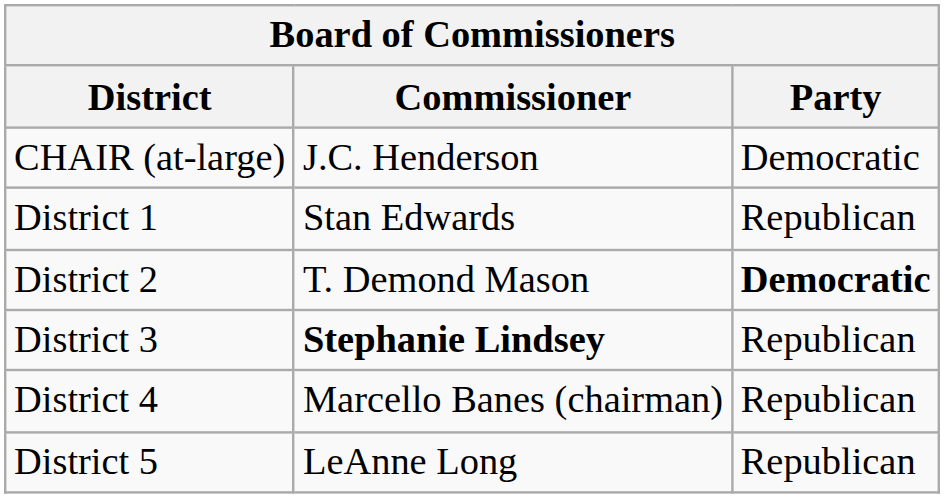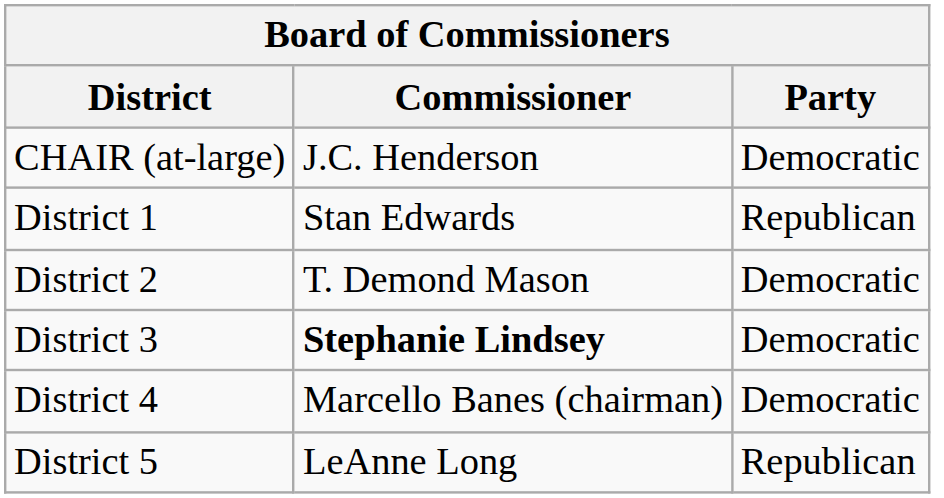(836, 278) bold -> (830, 278) normal
(828, 339) Republican -> (830, 339) Democratic
(828, 400) Republican -> (830, 400) Democratic
